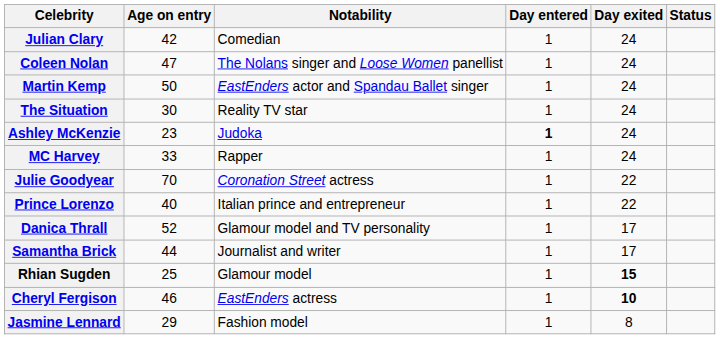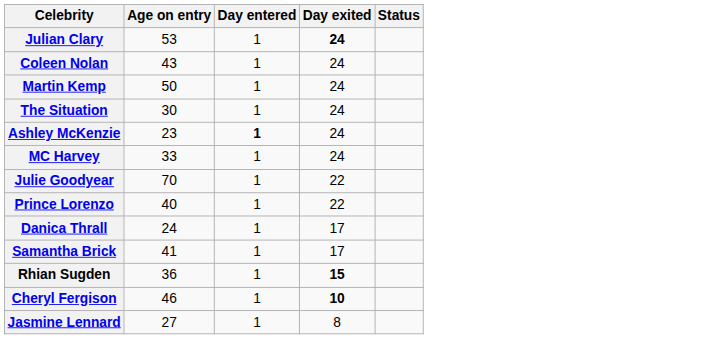- column: (360, 16)
(169, 39) 42 -> (169, 39) 53
(629, 39) normal -> (337, 39) bold
(169, 63) 47 -> (169, 63) 43
(169, 228) 52 -> (169, 228) 24
(169, 251) 44 -> (169, 251) 41
(169, 275) 25 -> (169, 275) 36
(169, 322) 29 -> (169, 322) 27
